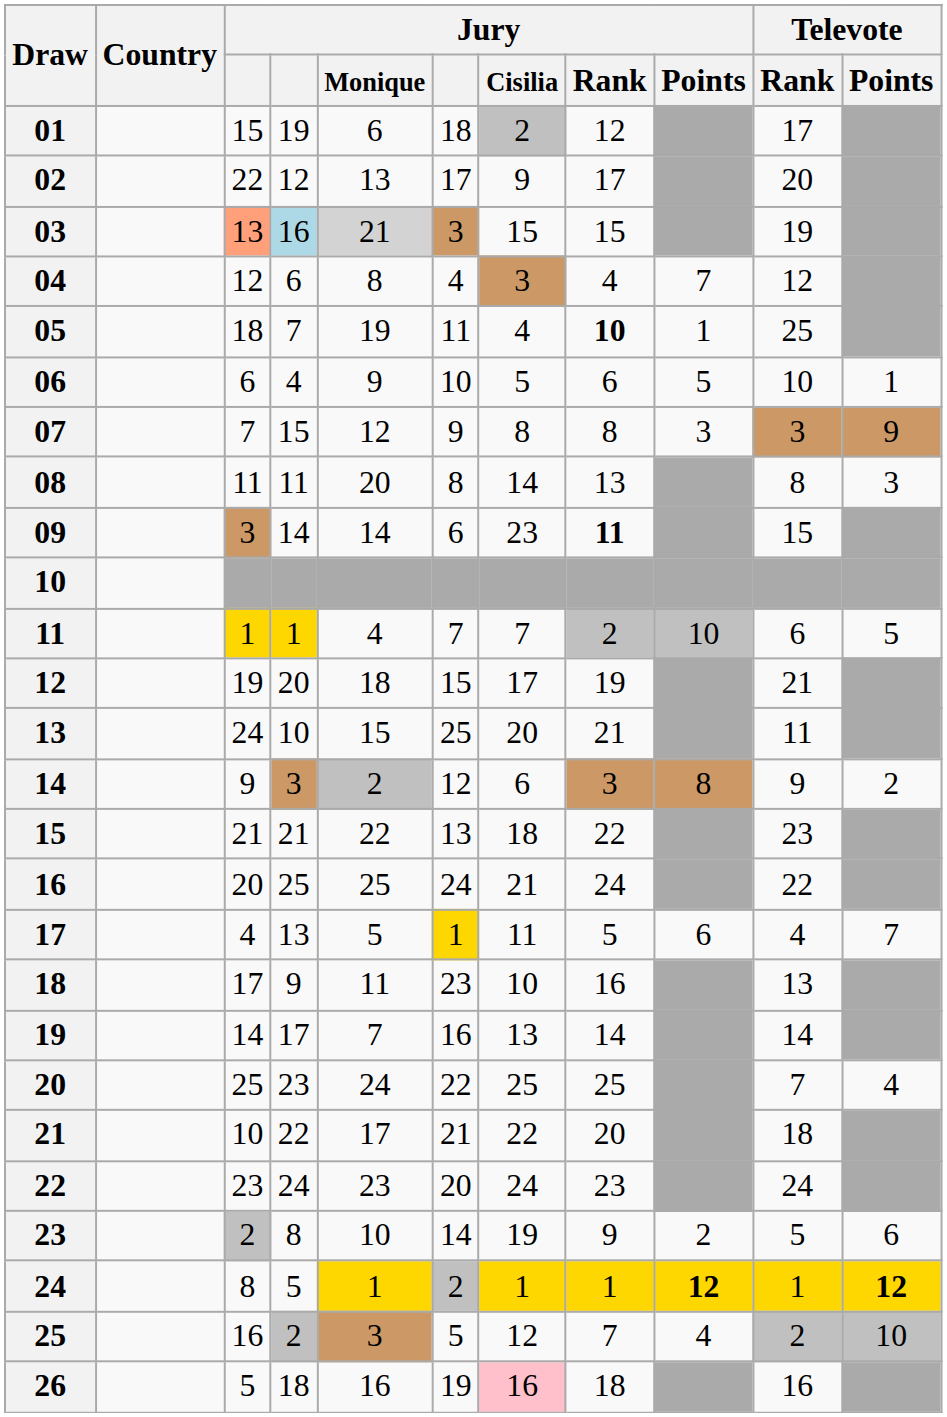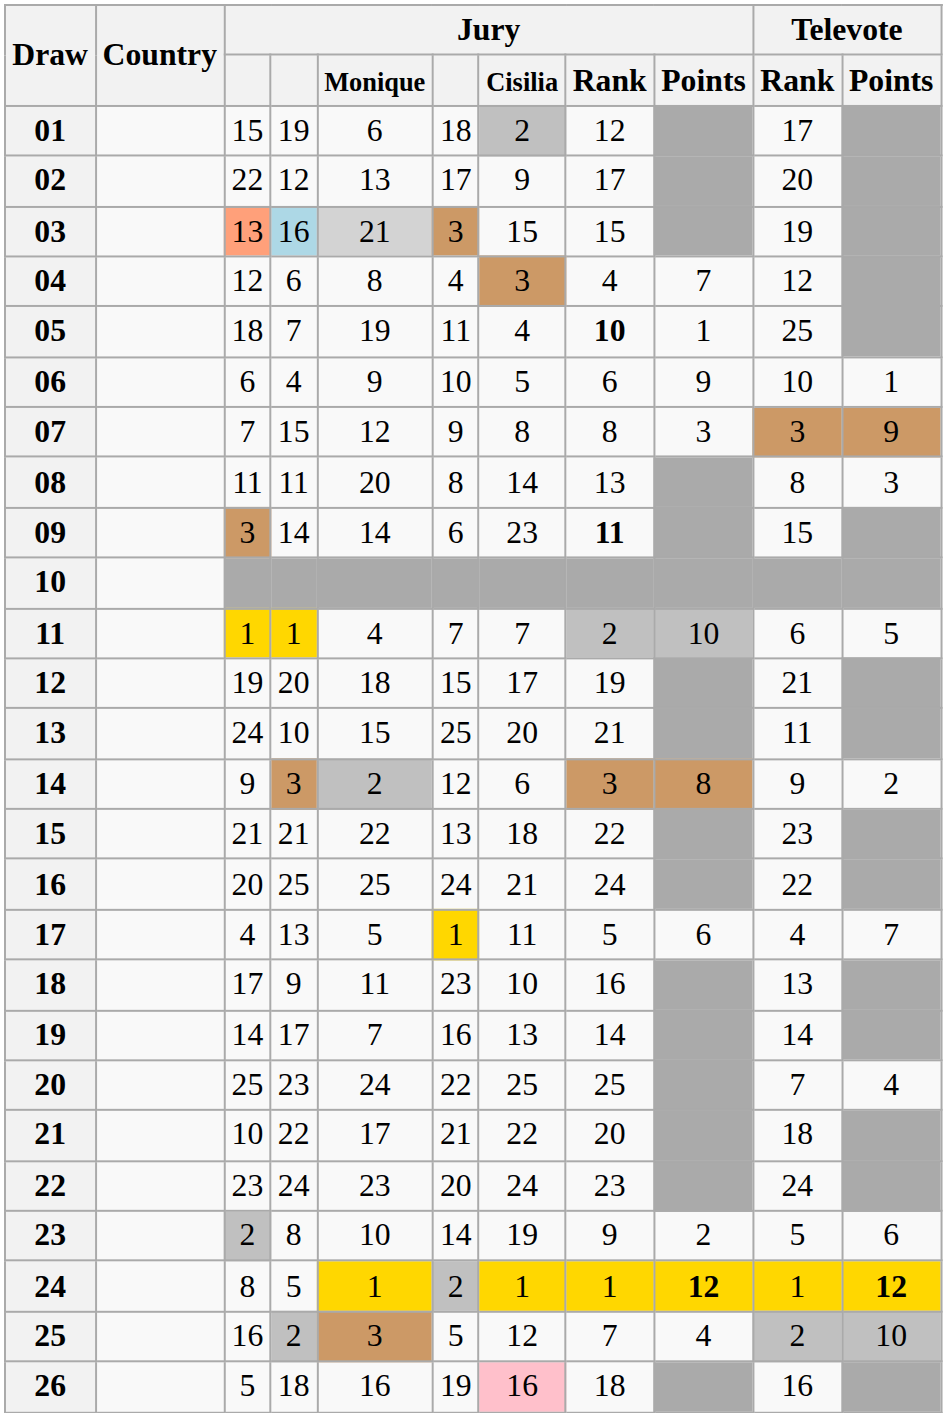(703, 381) 5 -> (703, 381) 9
